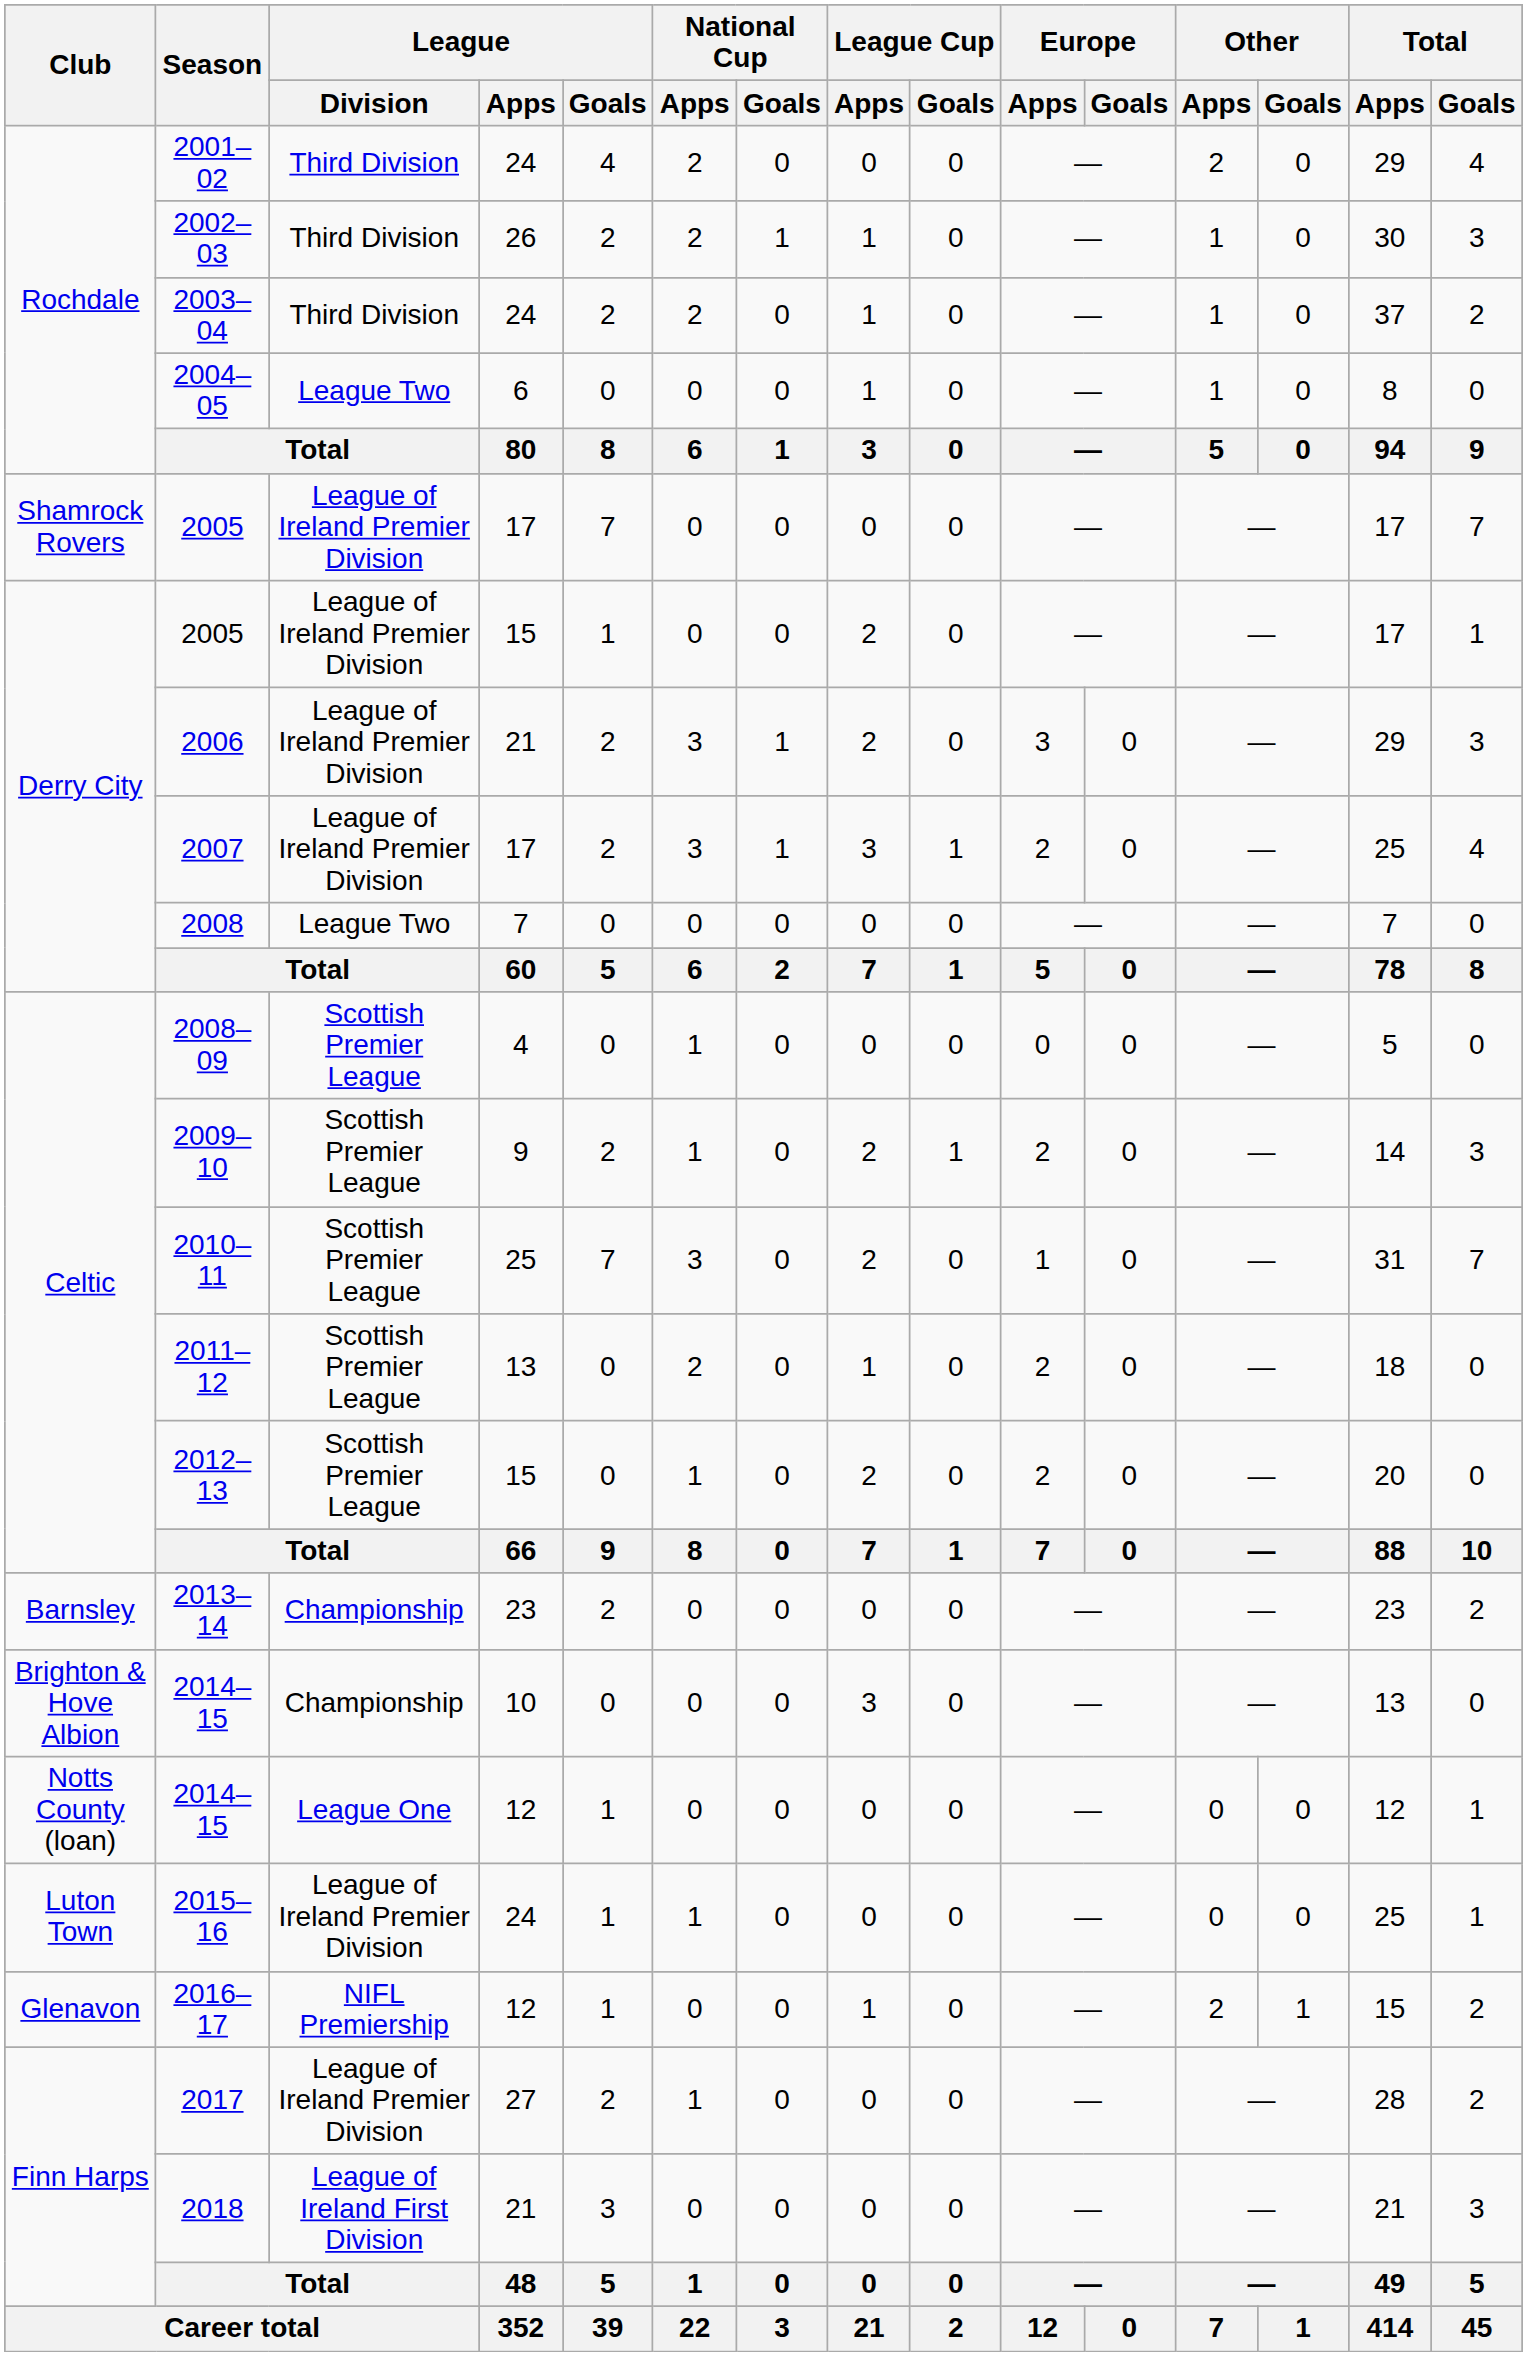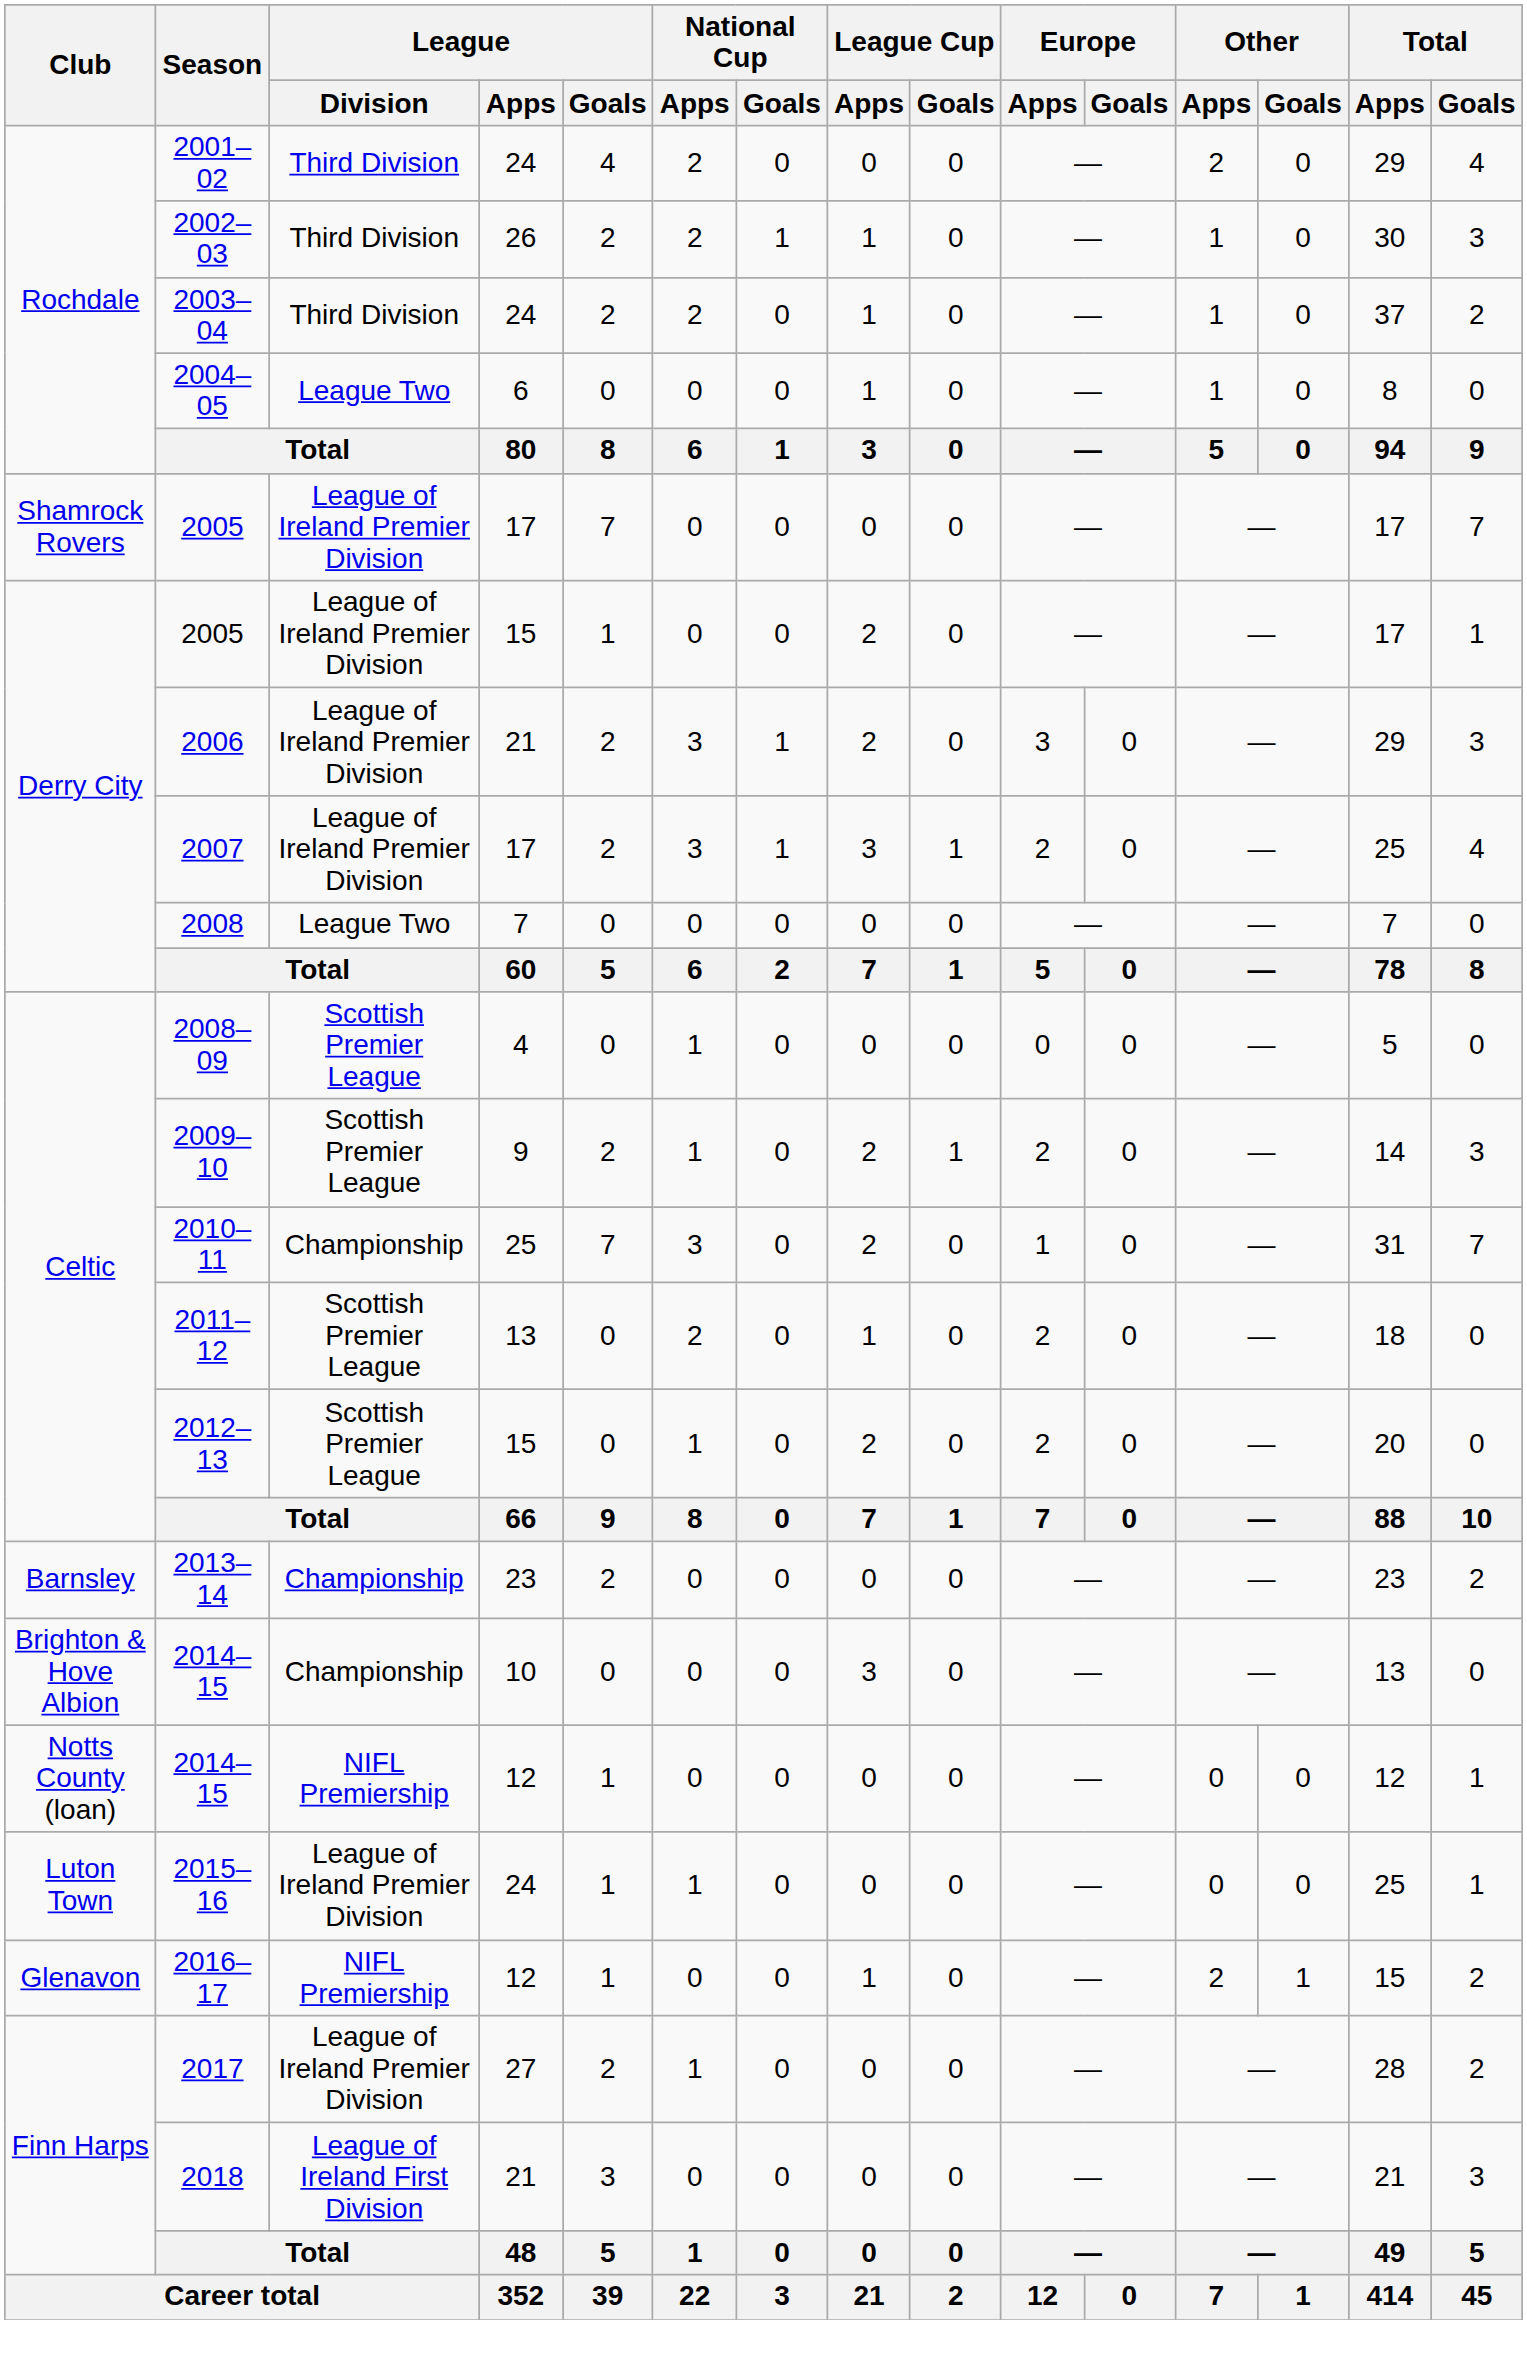(374, 1259) Scottish Premier League -> (374, 1244) Championship
(374, 1809) League One -> (374, 1778) NIFL Premiership
